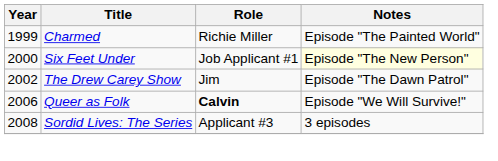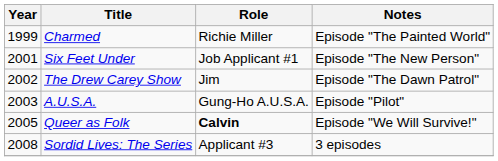(23, 58) 2000 -> (23, 58) 2001
(387, 58) lightyellow background -> (397, 58) no background
+ row: (70, 101)
(23, 101) 2006 -> (23, 123) 2005
